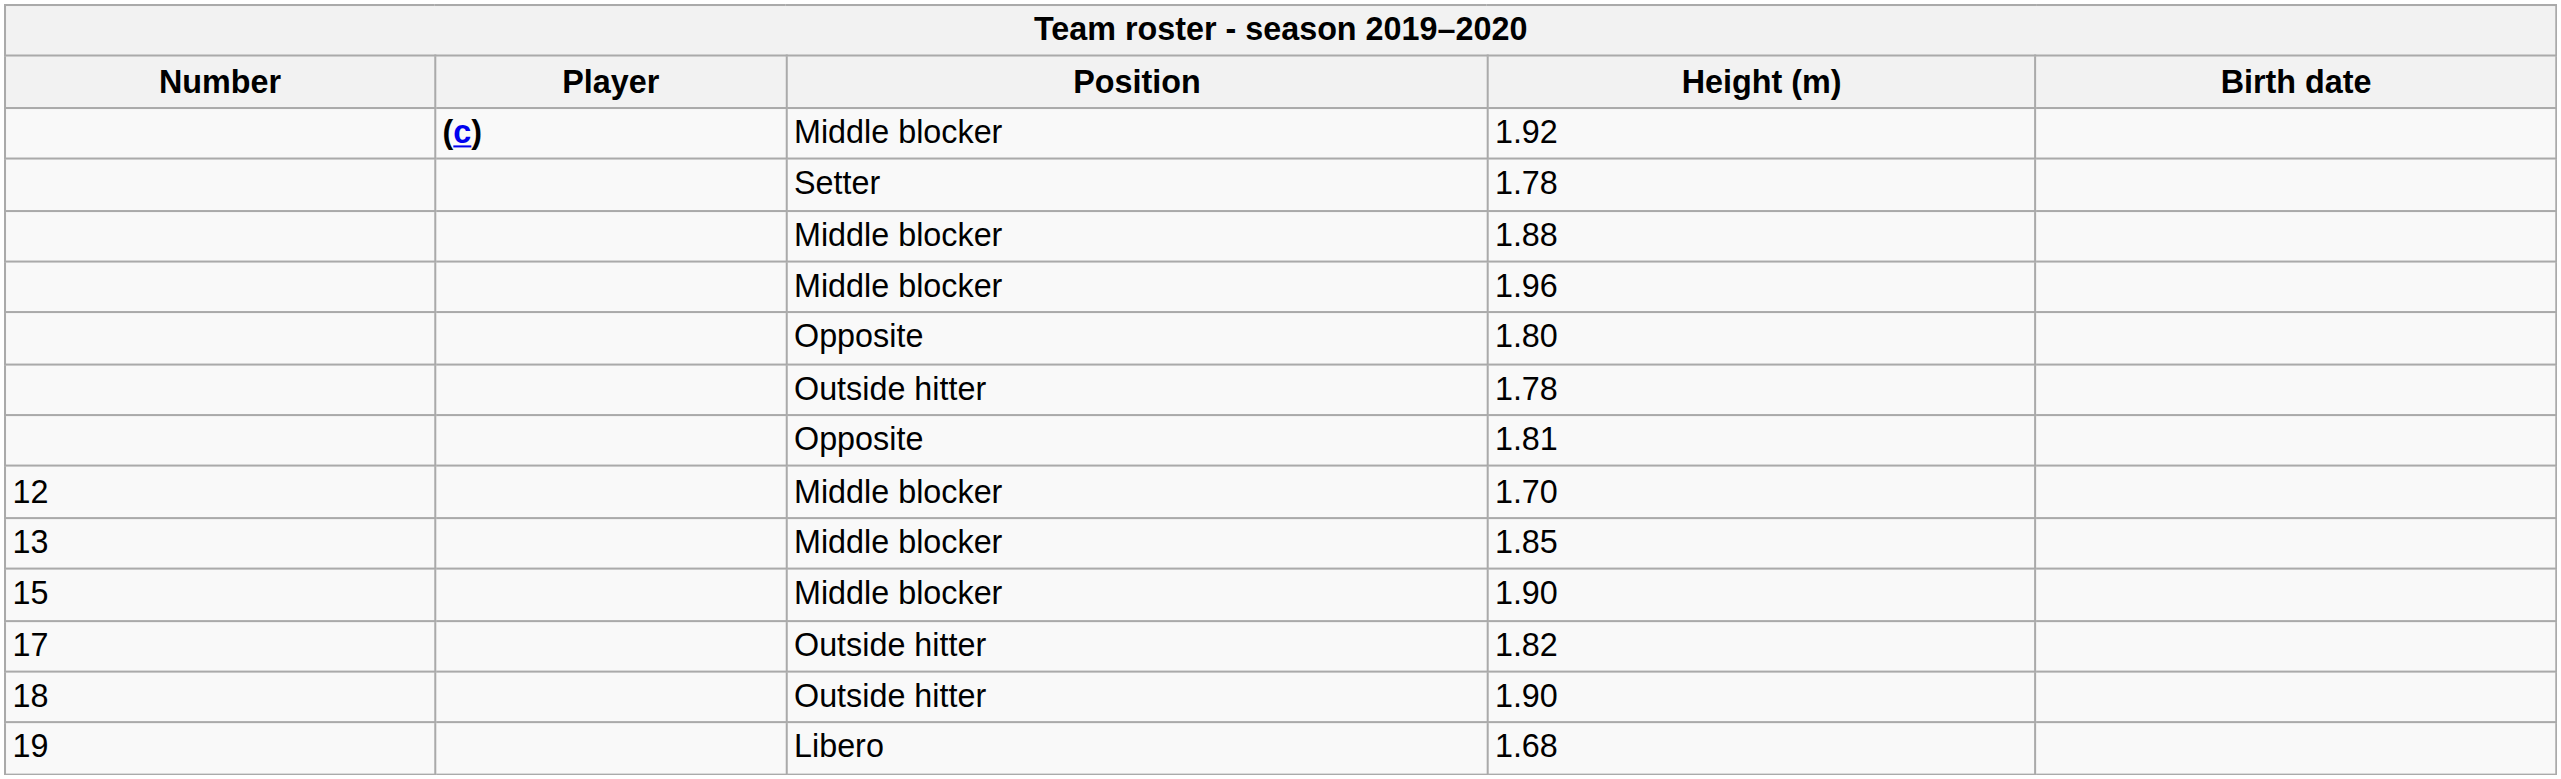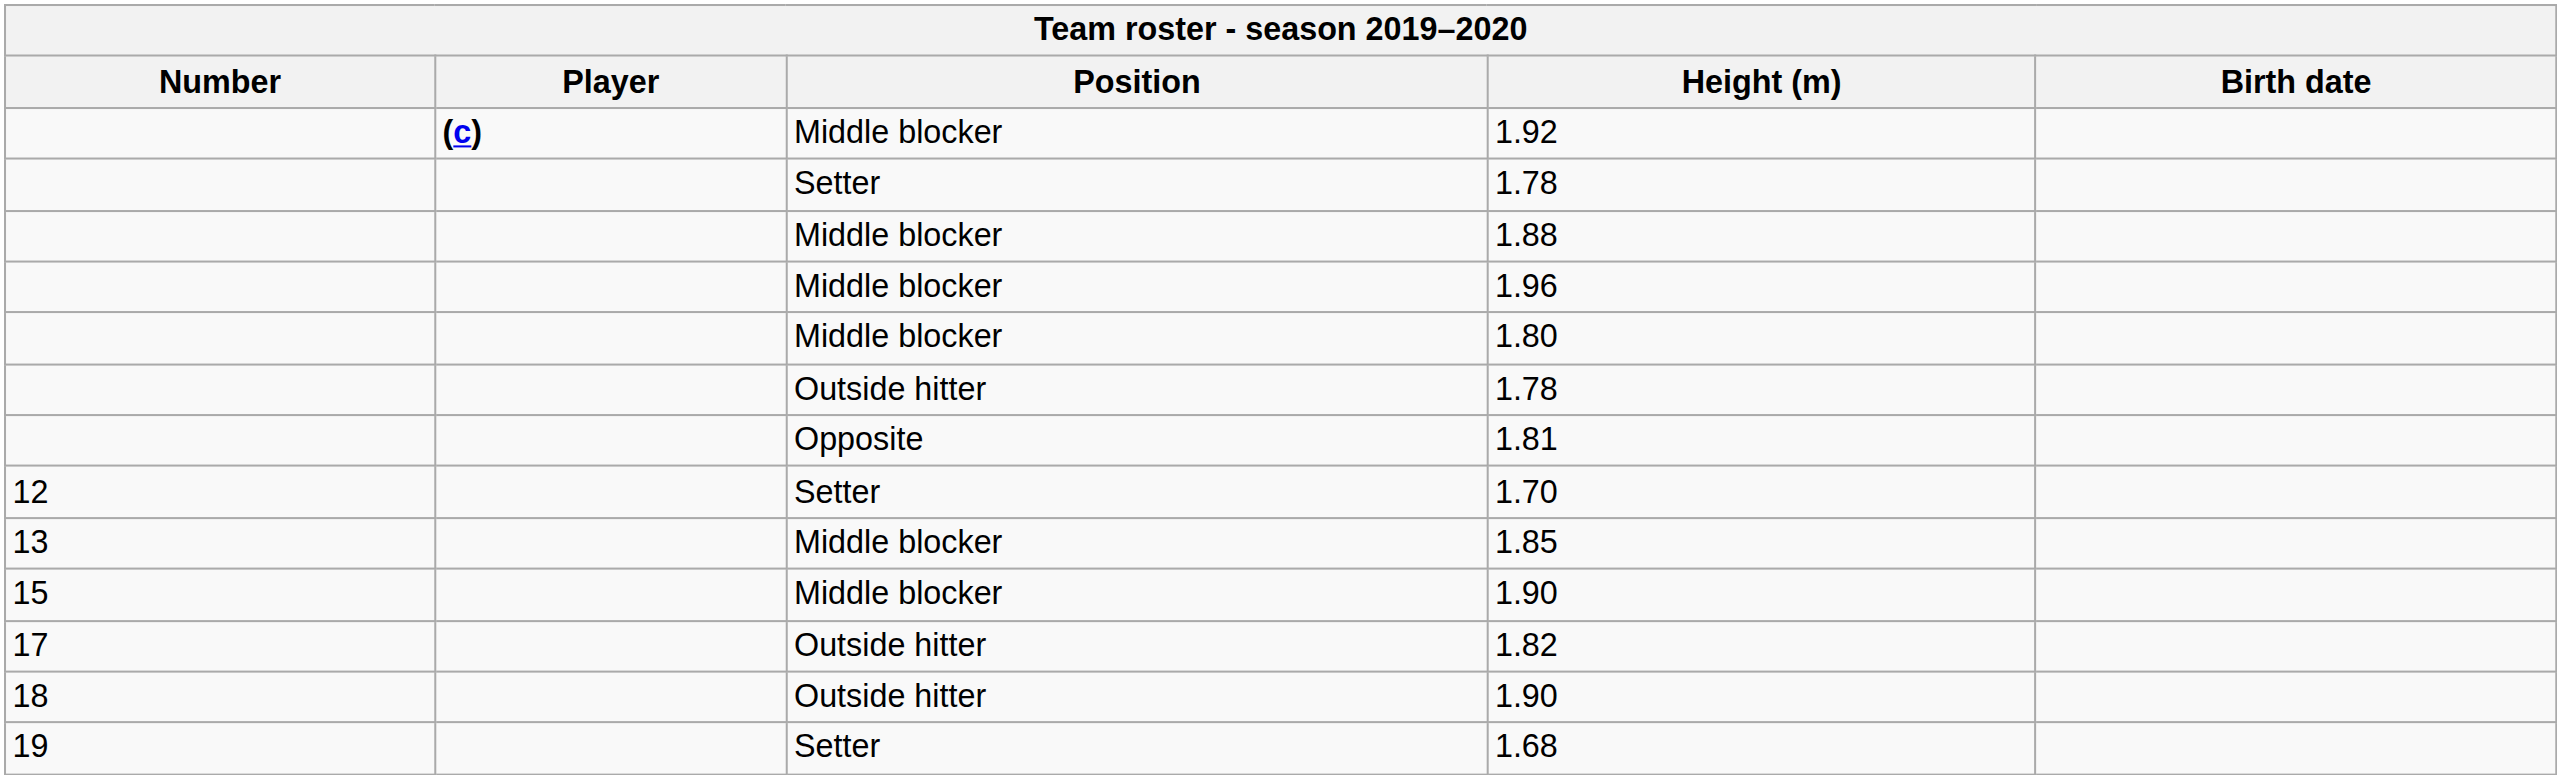(859, 337) Opposite -> (898, 337) Middle blocker
(898, 491) Middle blocker -> (837, 491) Setter
(839, 747) Libero -> (837, 747) Setter
